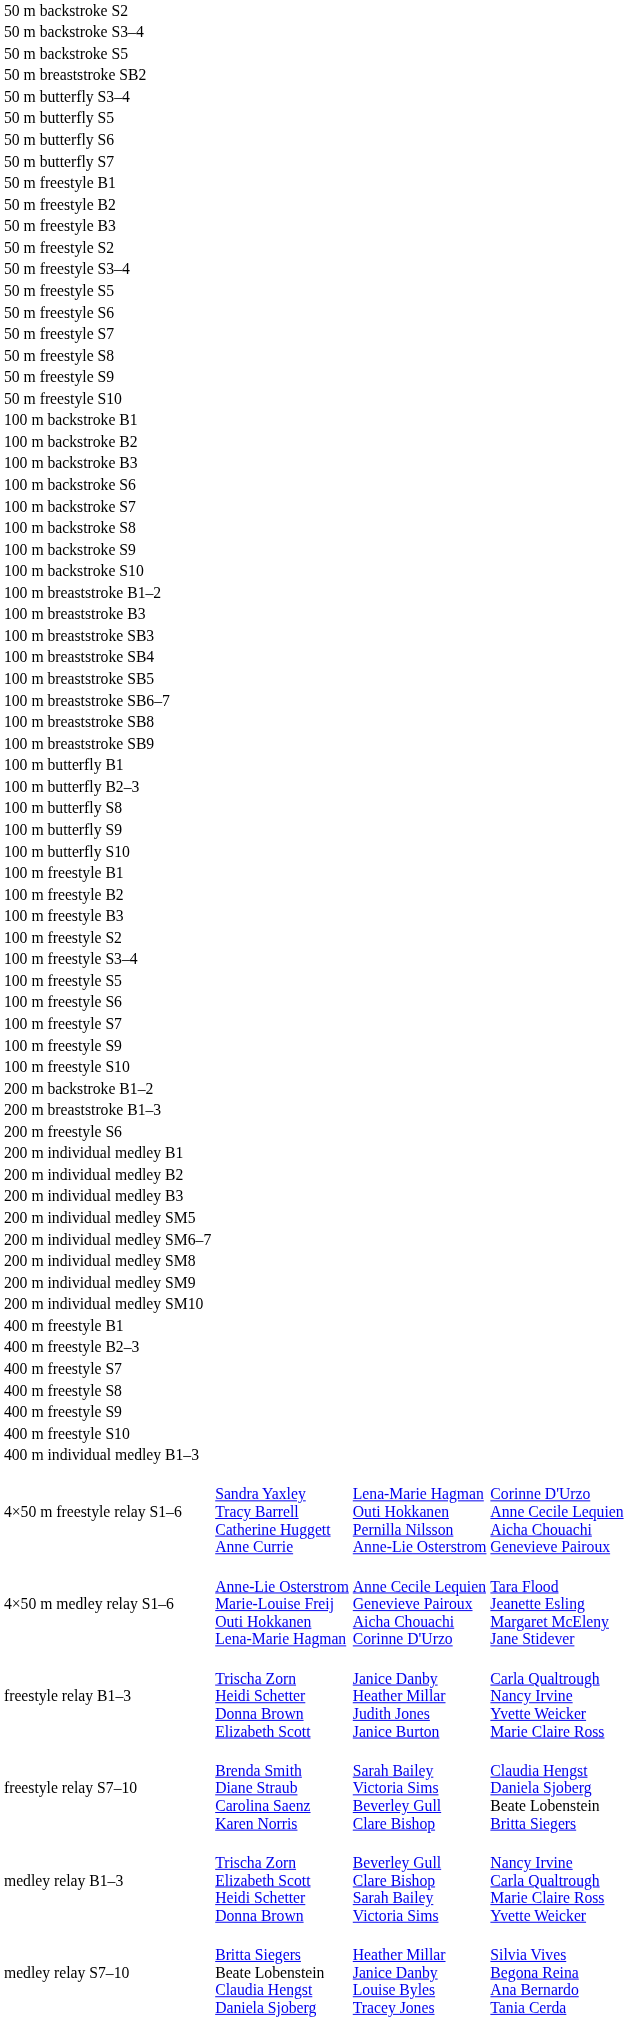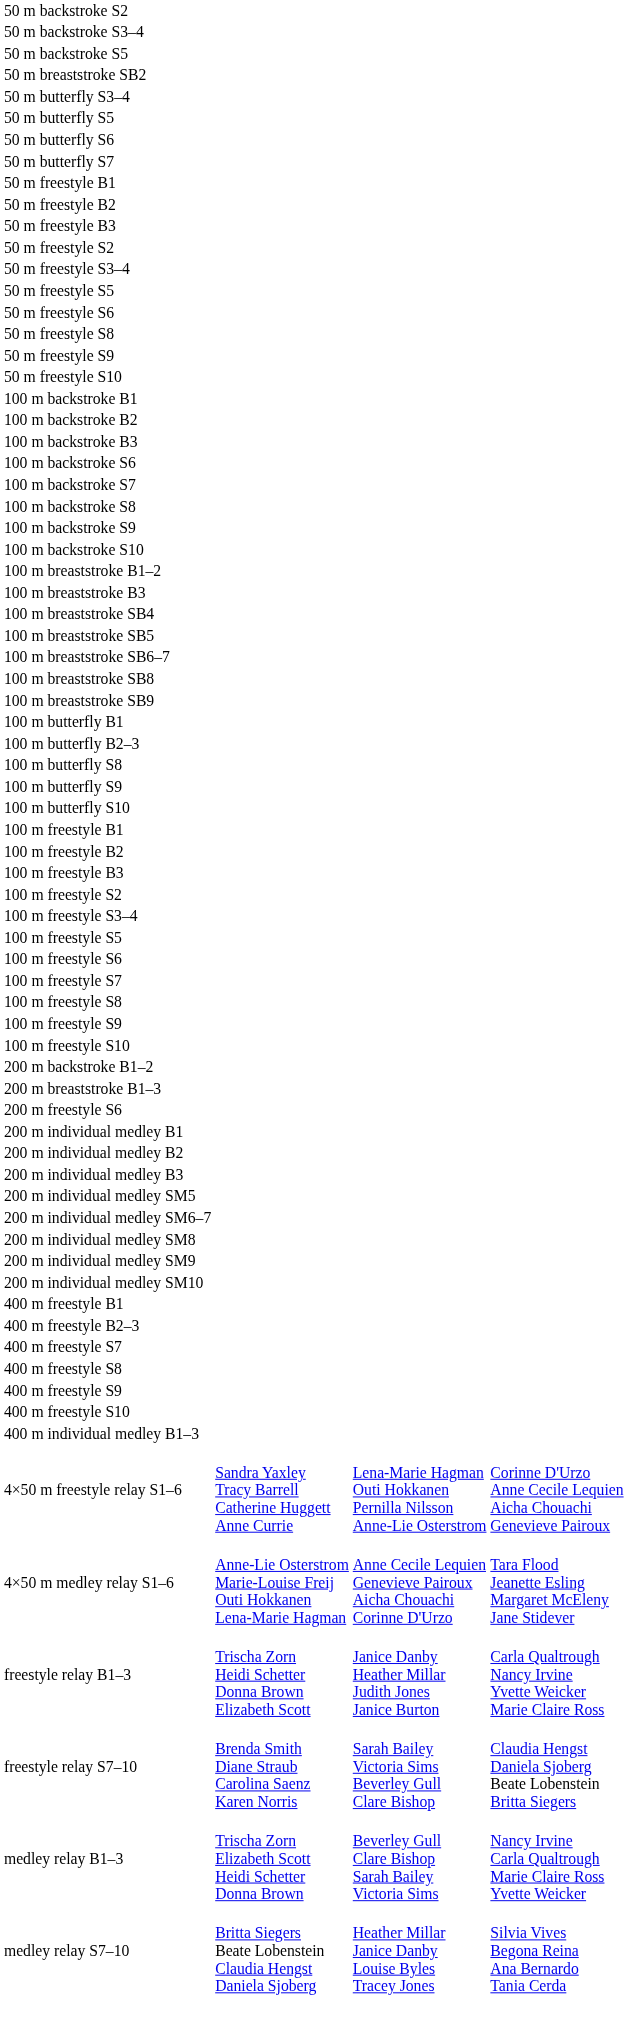- row: (59, 334)
- row: (79, 636)
+ row: (63, 1002)
